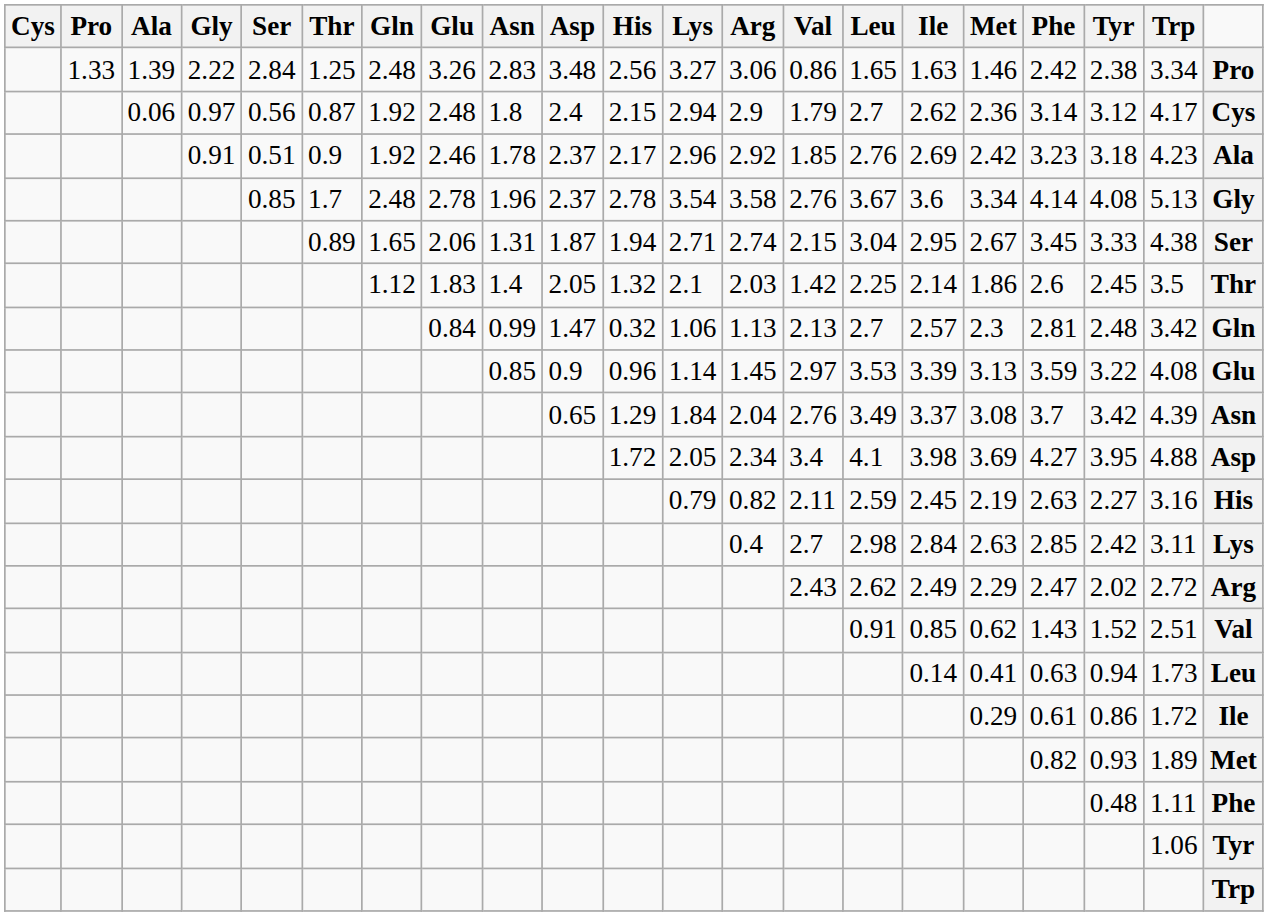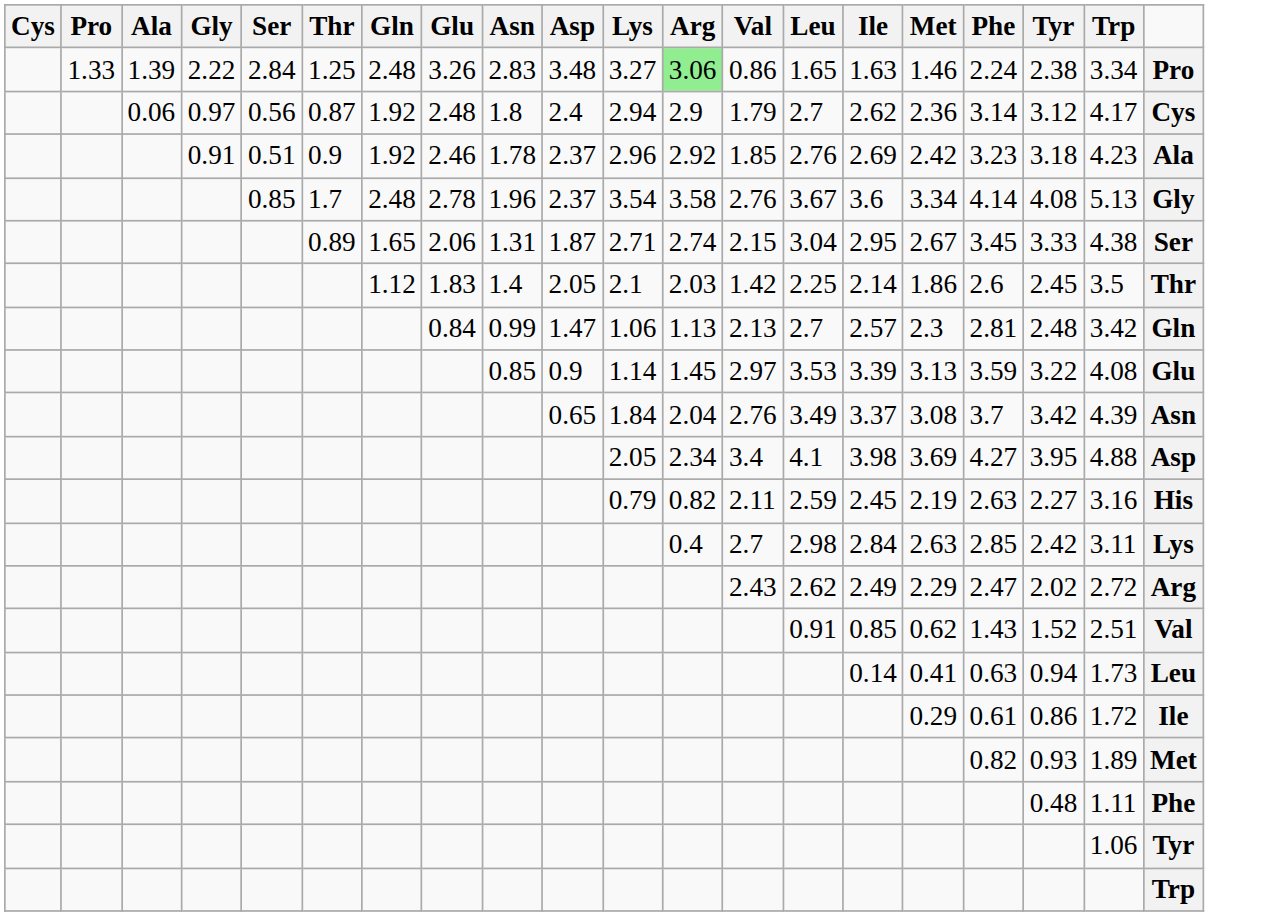- column: (633, 26)
(753, 69) no background -> (693, 69) lightgreen background
(1053, 69) 2.42 -> (993, 69) 2.24
